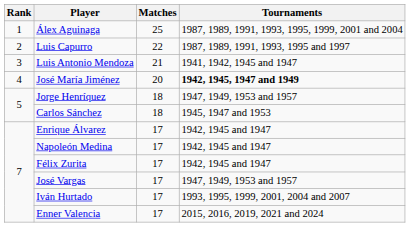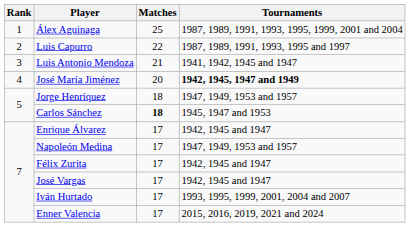(158, 113) normal -> (158, 113) bold
(226, 146) 1942, 1945 and 1947 -> (239, 146) 1947, 1949, 1953 and 1957
(239, 180) 1947, 1949, 1953 and 1957 -> (226, 180) 1942, 1945 and 1947
